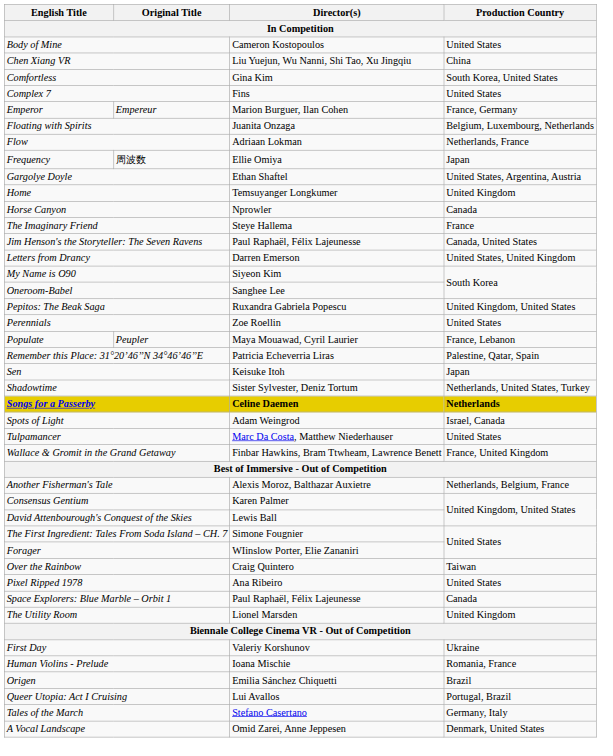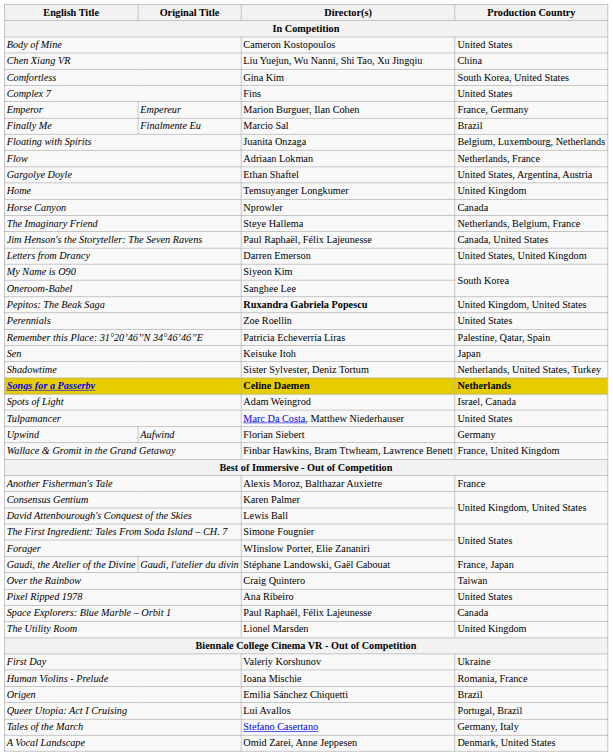+ row: (29, 126)
- row: (28, 159)
(460, 225) France -> (519, 223) Netherlands, Belgium, France
(289, 306) normal -> (305, 304) bold
- row: (25, 339)
+ row: (23, 434)
(508, 485) Netherlands, Belgium, France -> (471, 483) France
+ row: (71, 564)
